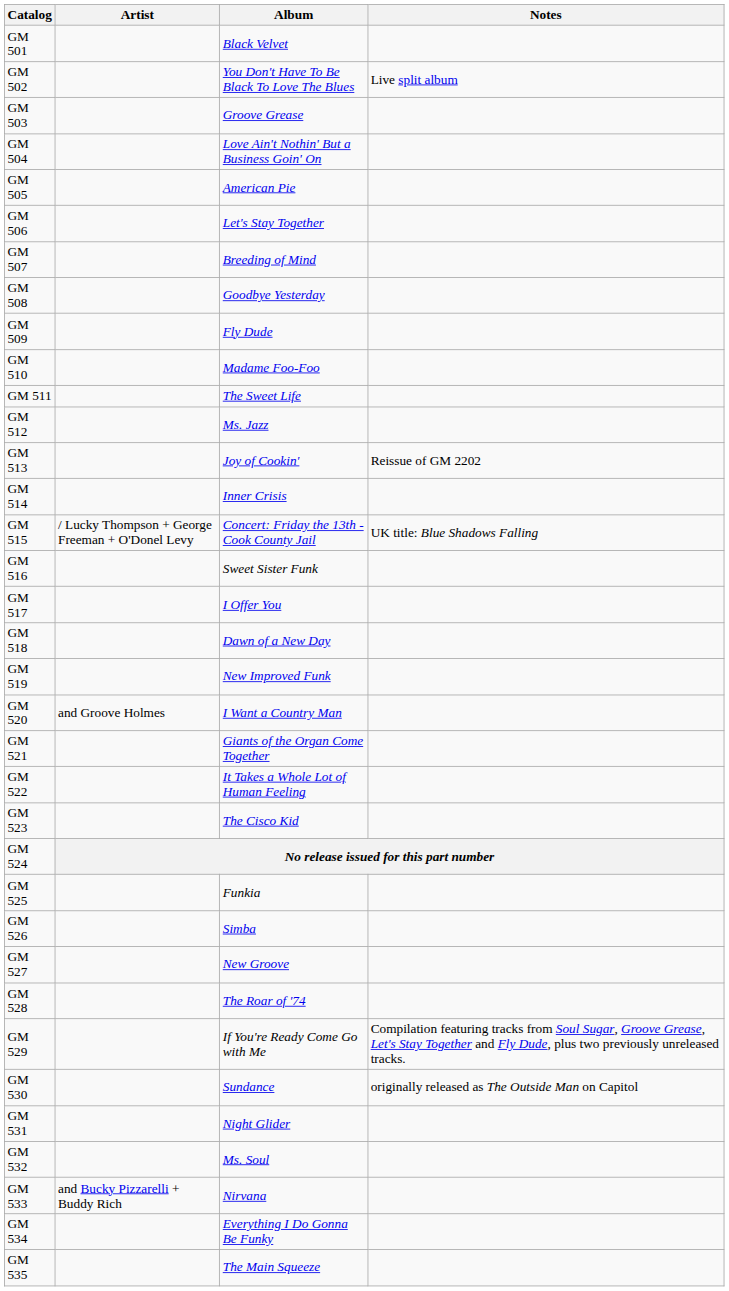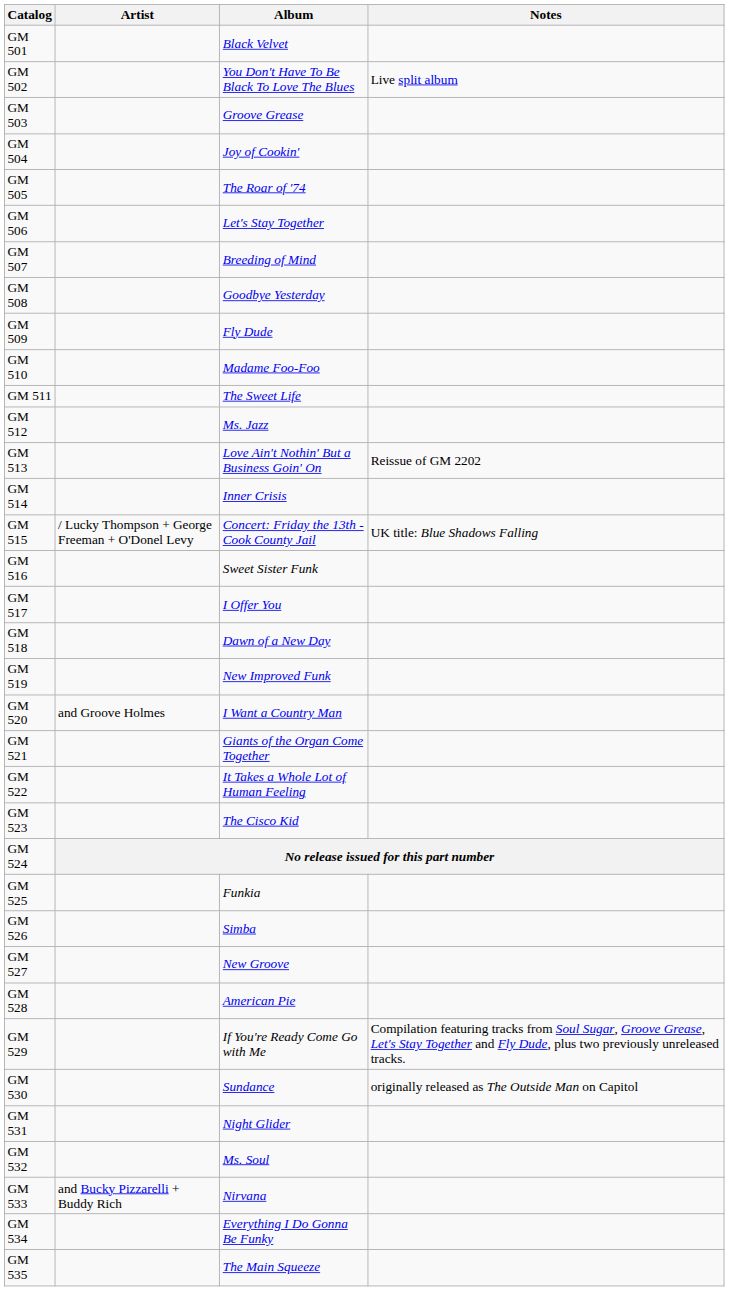(287, 151) Love Ain't Nothin' But a Business Goin' On -> (261, 151) Joy of Cookin'
(259, 187) American Pie -> (264, 187) The Roar of '74
(261, 460) Joy of Cookin' -> (287, 460) Love Ain't Nothin' But a Business Goin' On
(264, 1000) The Roar of '74 -> (259, 1000) American Pie
